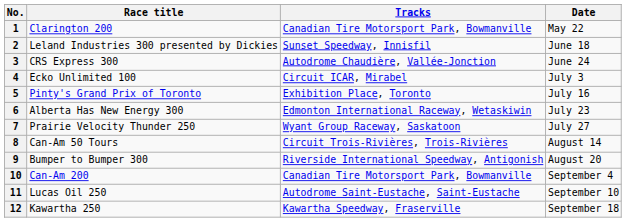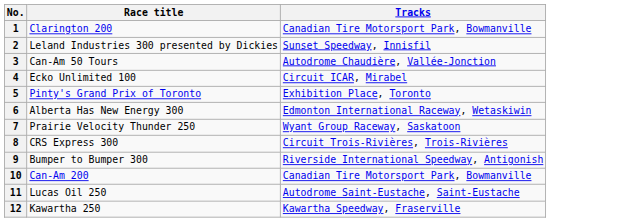- column: (584, 13)
(74, 62) CRS Express 300 -> (74, 62) Can-Am 50 Tours
(74, 144) Can-Am 50 Tours -> (74, 144) CRS Express 300
